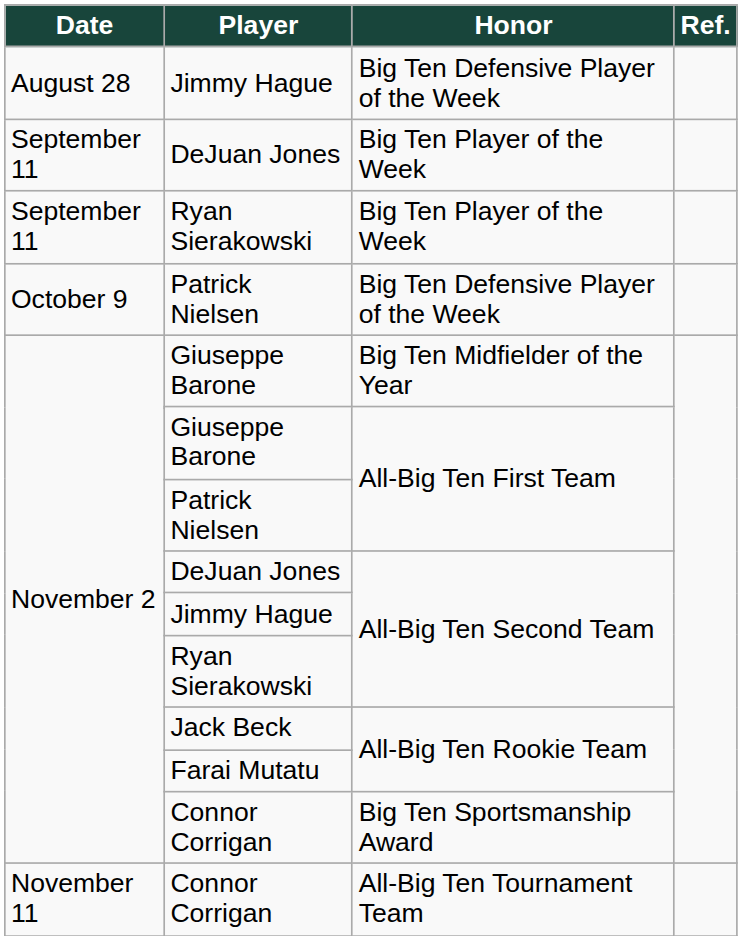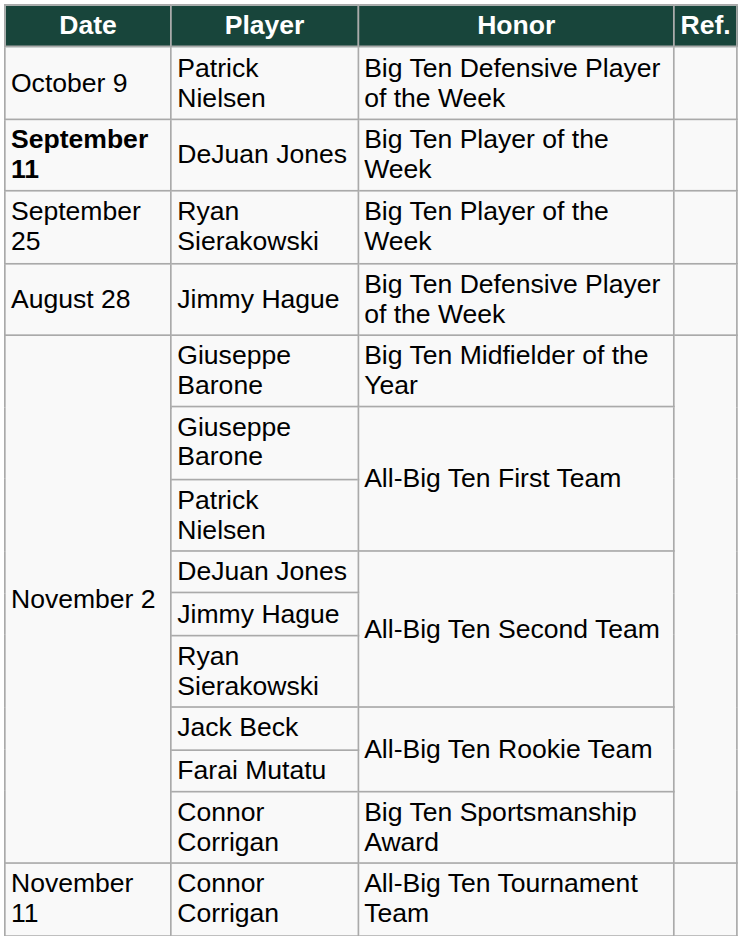rows swapped: (252, 82) <-> (215, 298)
(76, 154) normal -> (80, 154) bold
(76, 226) September 11 -> (76, 226) September 25
